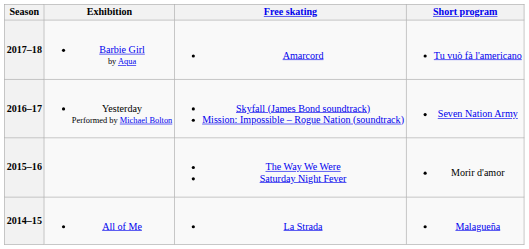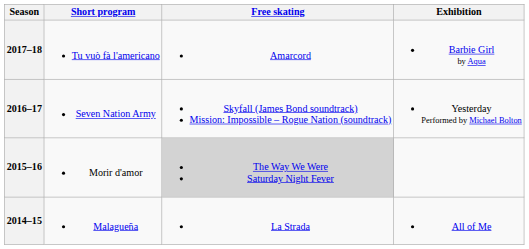columns swapped: (465, 12) <-> (109, 12)
(290, 173) no background -> (278, 173) lightgrey background
